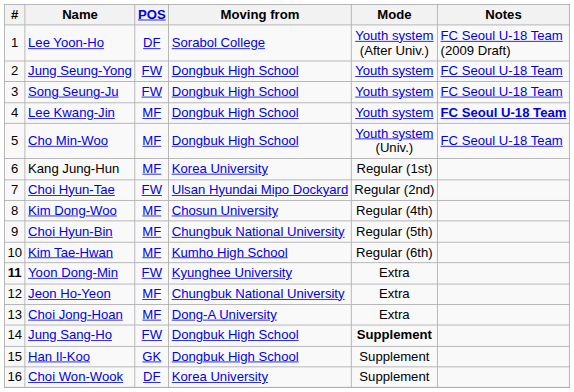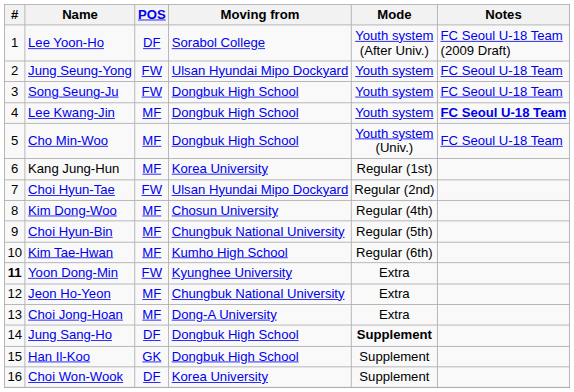(235, 71) Dongbuk High School -> (260, 71) Ulsan Hyundai Mipo Dockyard
(152, 335) FW -> (152, 335) DF
